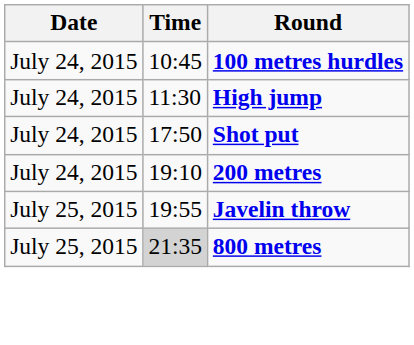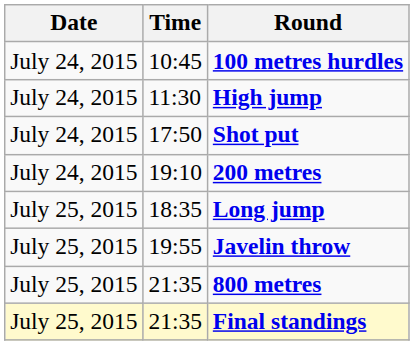+ row: (269, 209)
(175, 246) lightgrey background -> (175, 284) no background
+ row: (290, 321)
